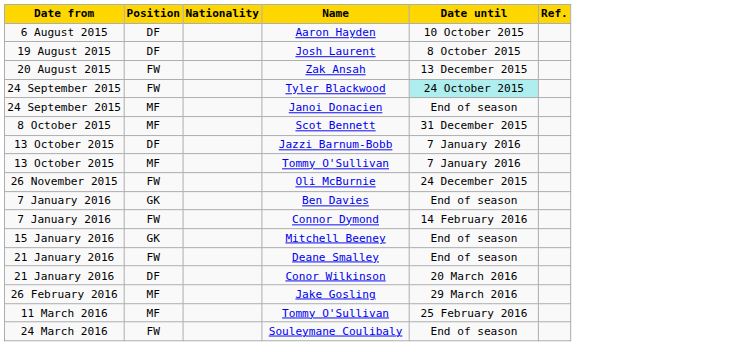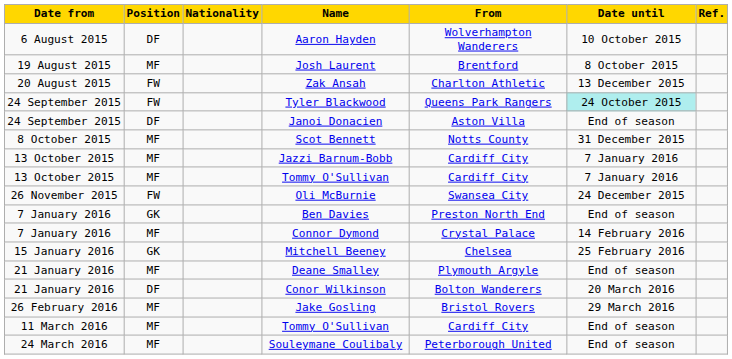+ column: (488, 13)
(153, 51) DF -> (153, 64) MF
(153, 107) MF -> (153, 120) DF
(153, 144) DF -> (153, 158) MF
(153, 219) FW -> (153, 232) MF
(474, 238) End of season -> (631, 251) 25 February 2016
(153, 256) FW -> (153, 270) MF
(474, 312) 25 February 2016 -> (631, 326) End of season
(153, 331) FW -> (153, 344) MF
